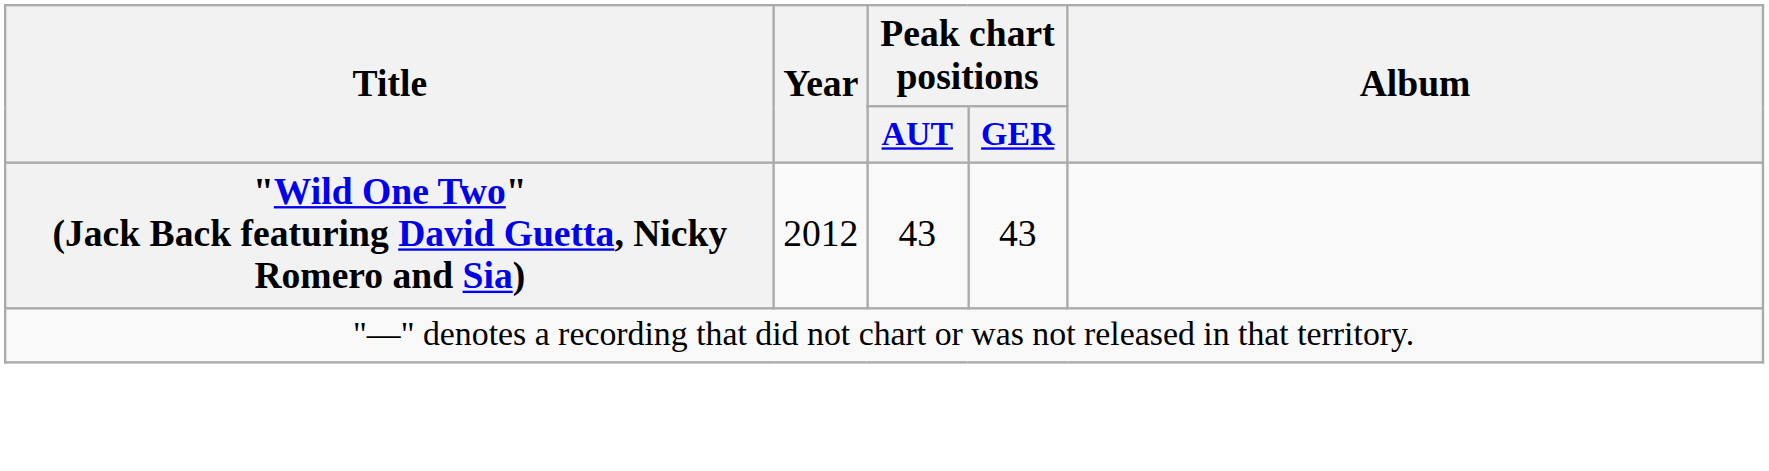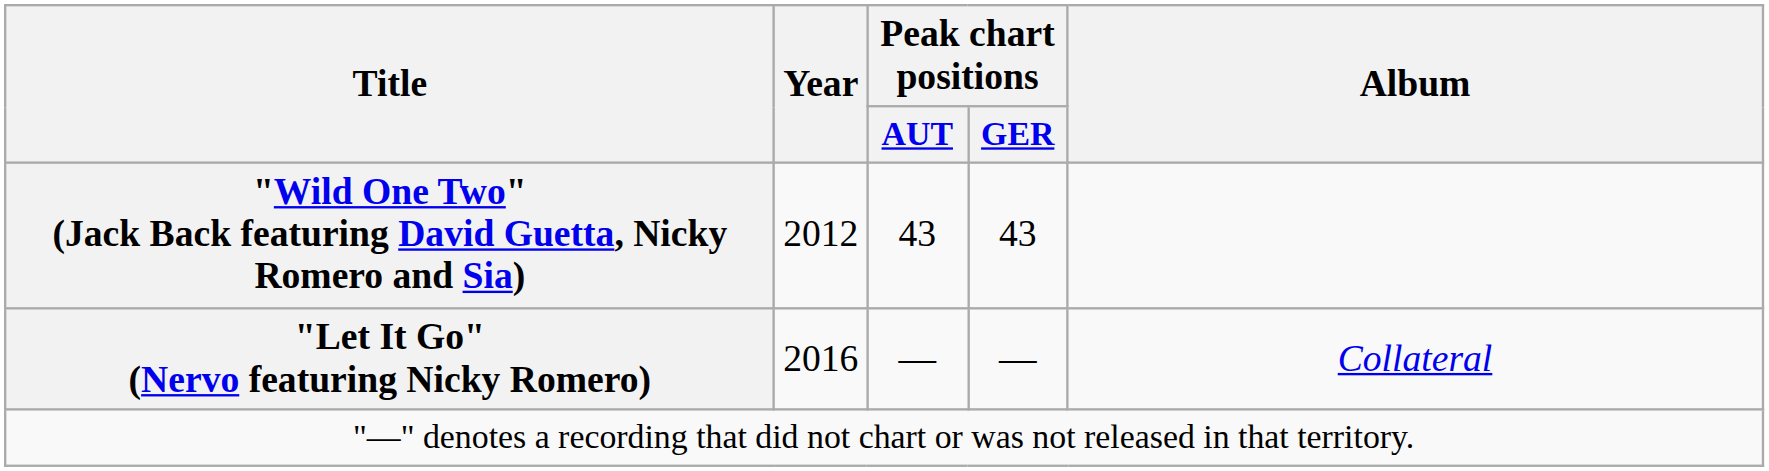+ row: (390, 357)
